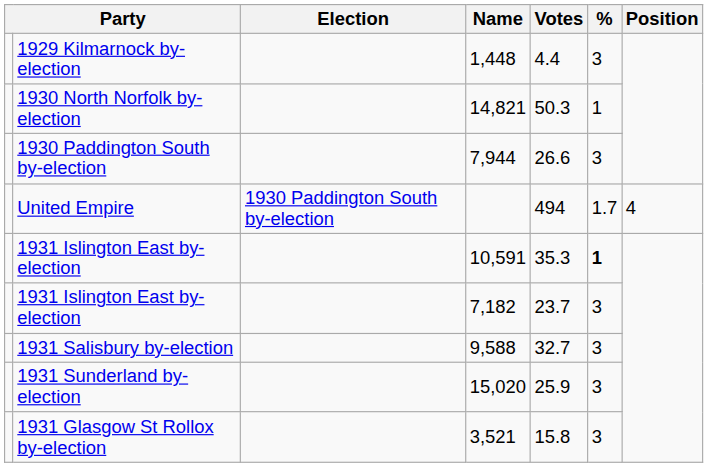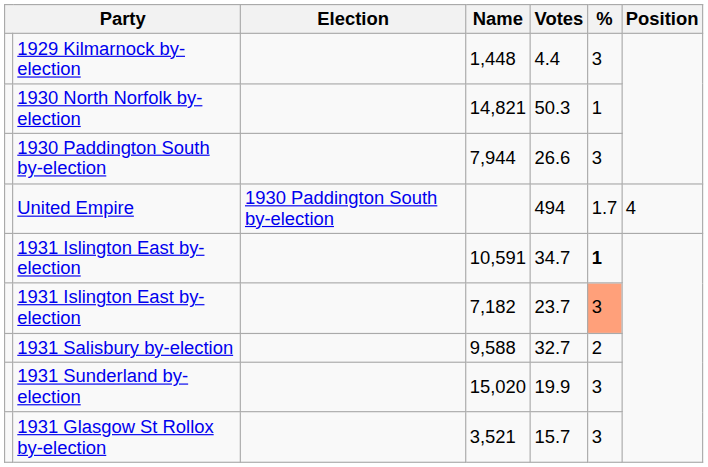(552, 258) 35.3 -> (552, 258) 34.7
(597, 308) no background -> (597, 308) lightsalmon background
(597, 347) 3 -> (597, 347) 2
(552, 387) 25.9 -> (552, 387) 19.9
(552, 436) 15.8 -> (552, 436) 15.7
